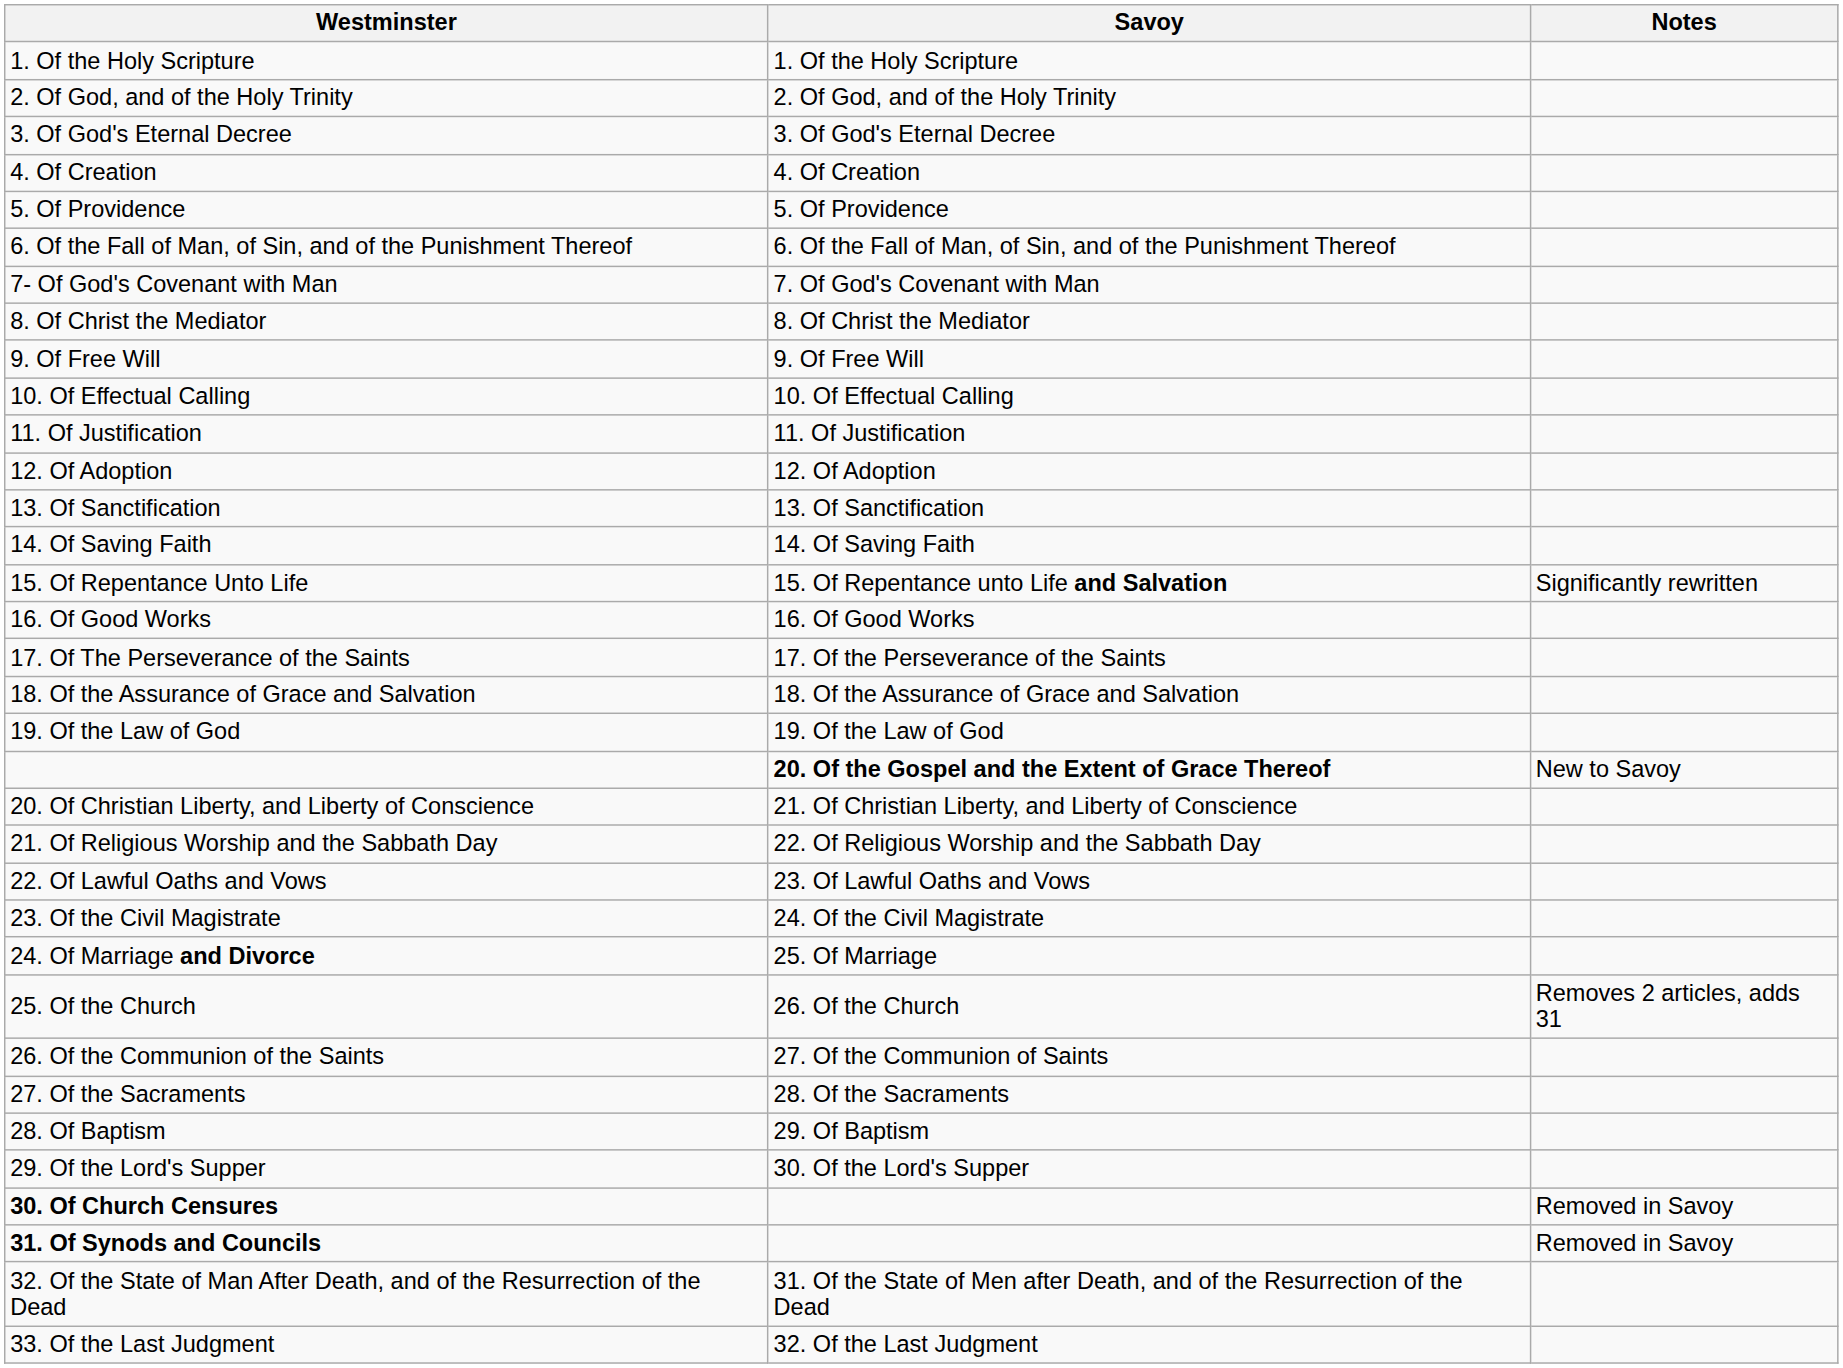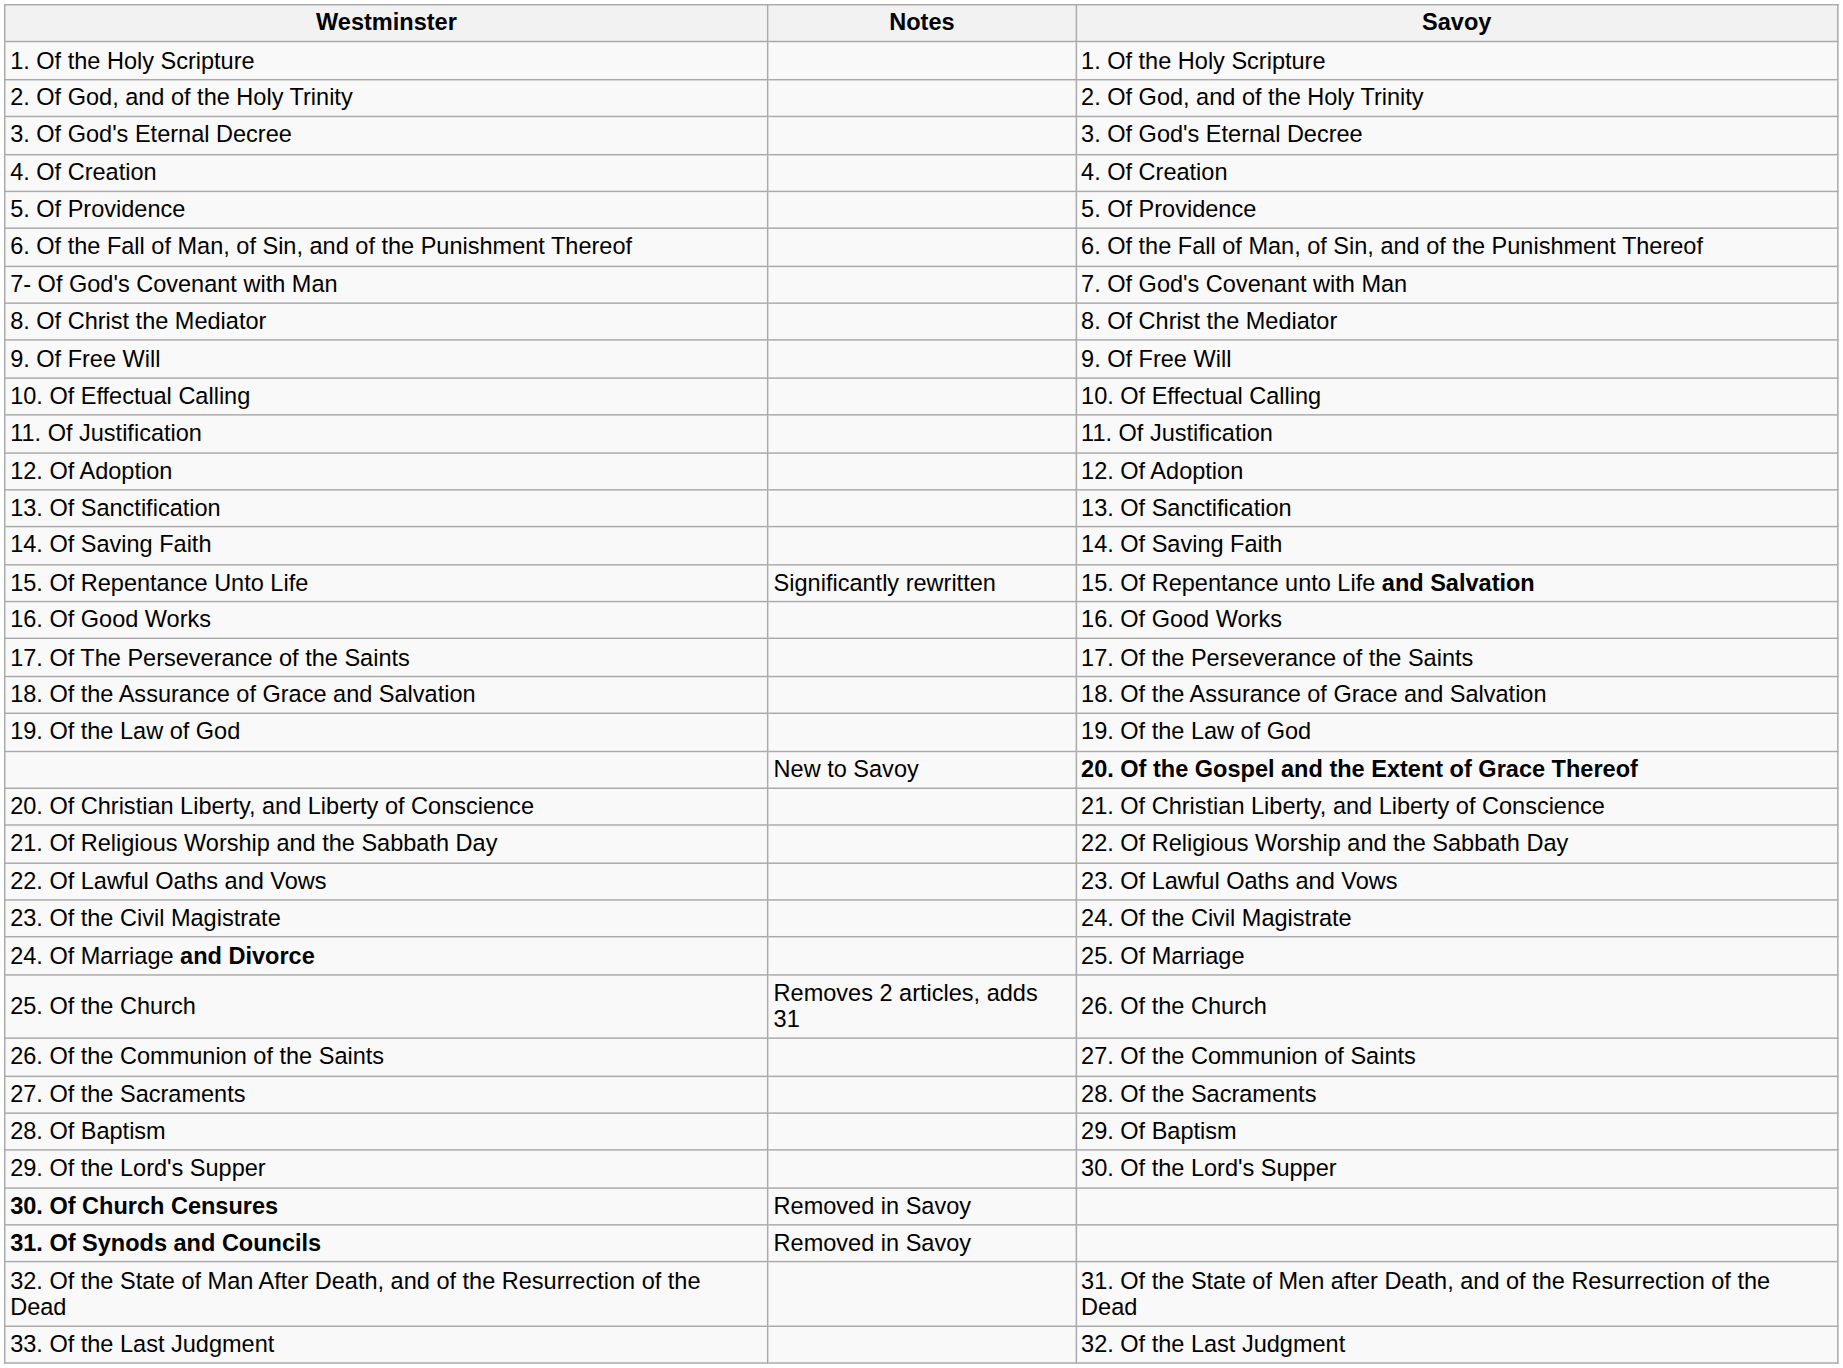columns swapped: (1149, 23) <-> (1684, 23)
